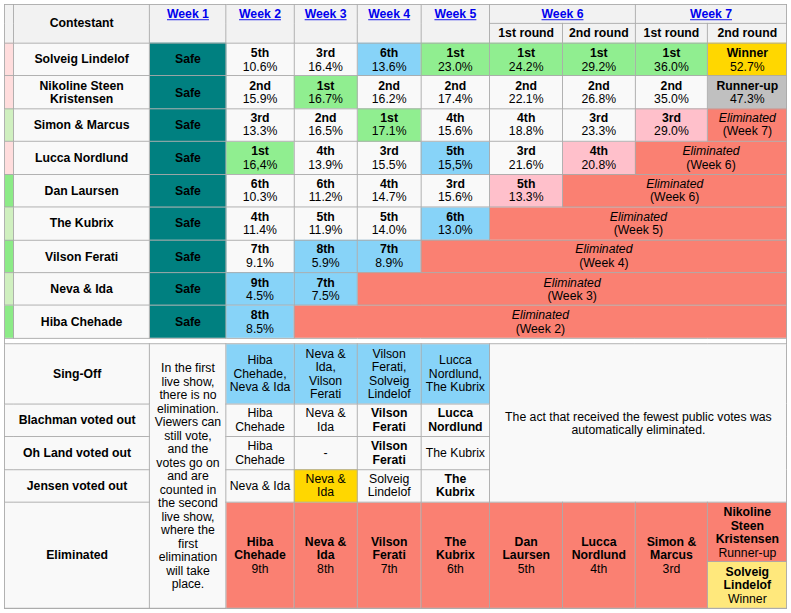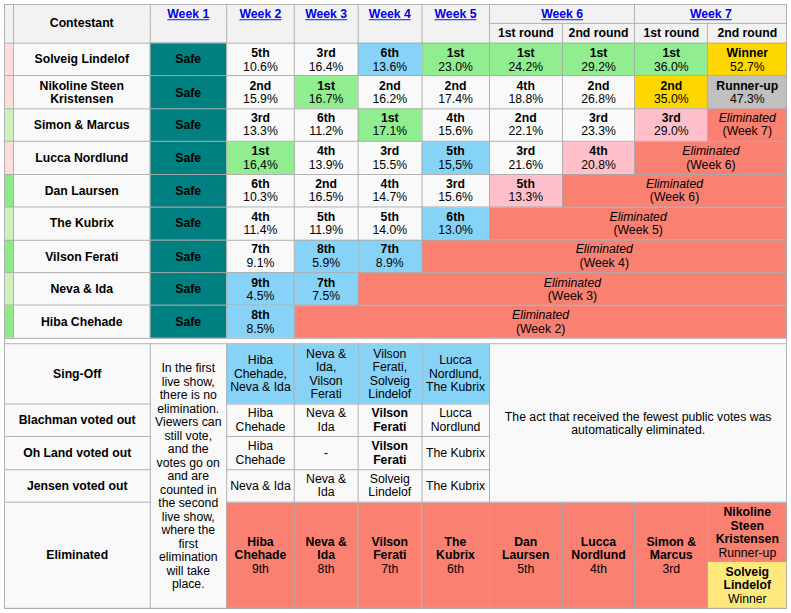(526, 92) 2nd 22.1% -> (526, 92) 4th 18.8%
(671, 92) no background -> (671, 92) gold background
(326, 125) 2nd 16.5% -> (326, 125) 6th 11.2%
(526, 125) 4th 18.8% -> (526, 125) 2nd 22.1%
(326, 190) 6th 11.2% -> (326, 190) 2nd 16.5%
(455, 420) bold -> (455, 420) normal
(326, 485) gold background -> (326, 485) no background
(455, 485) bold -> (455, 485) normal
